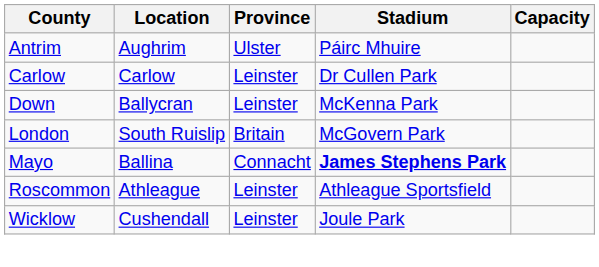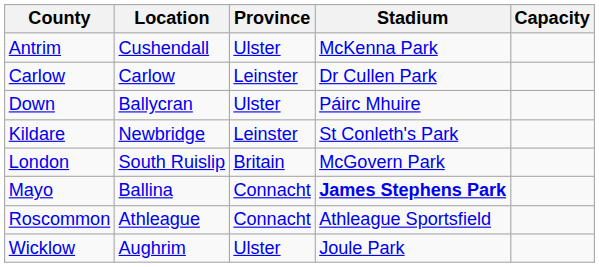(152, 47) Aughrim -> (164, 47) Cushendall
(370, 47) Páirc Mhuire -> (378, 47) McKenna Park
(266, 104) Leinster -> (257, 104) Ulster
(378, 104) McKenna Park -> (370, 104) Páirc Mhuire
+ row: (37, 133)
(266, 190) Leinster -> (272, 219) Connacht
(164, 219) Cushendall -> (152, 248) Aughrim
(266, 219) Leinster -> (257, 248) Ulster
